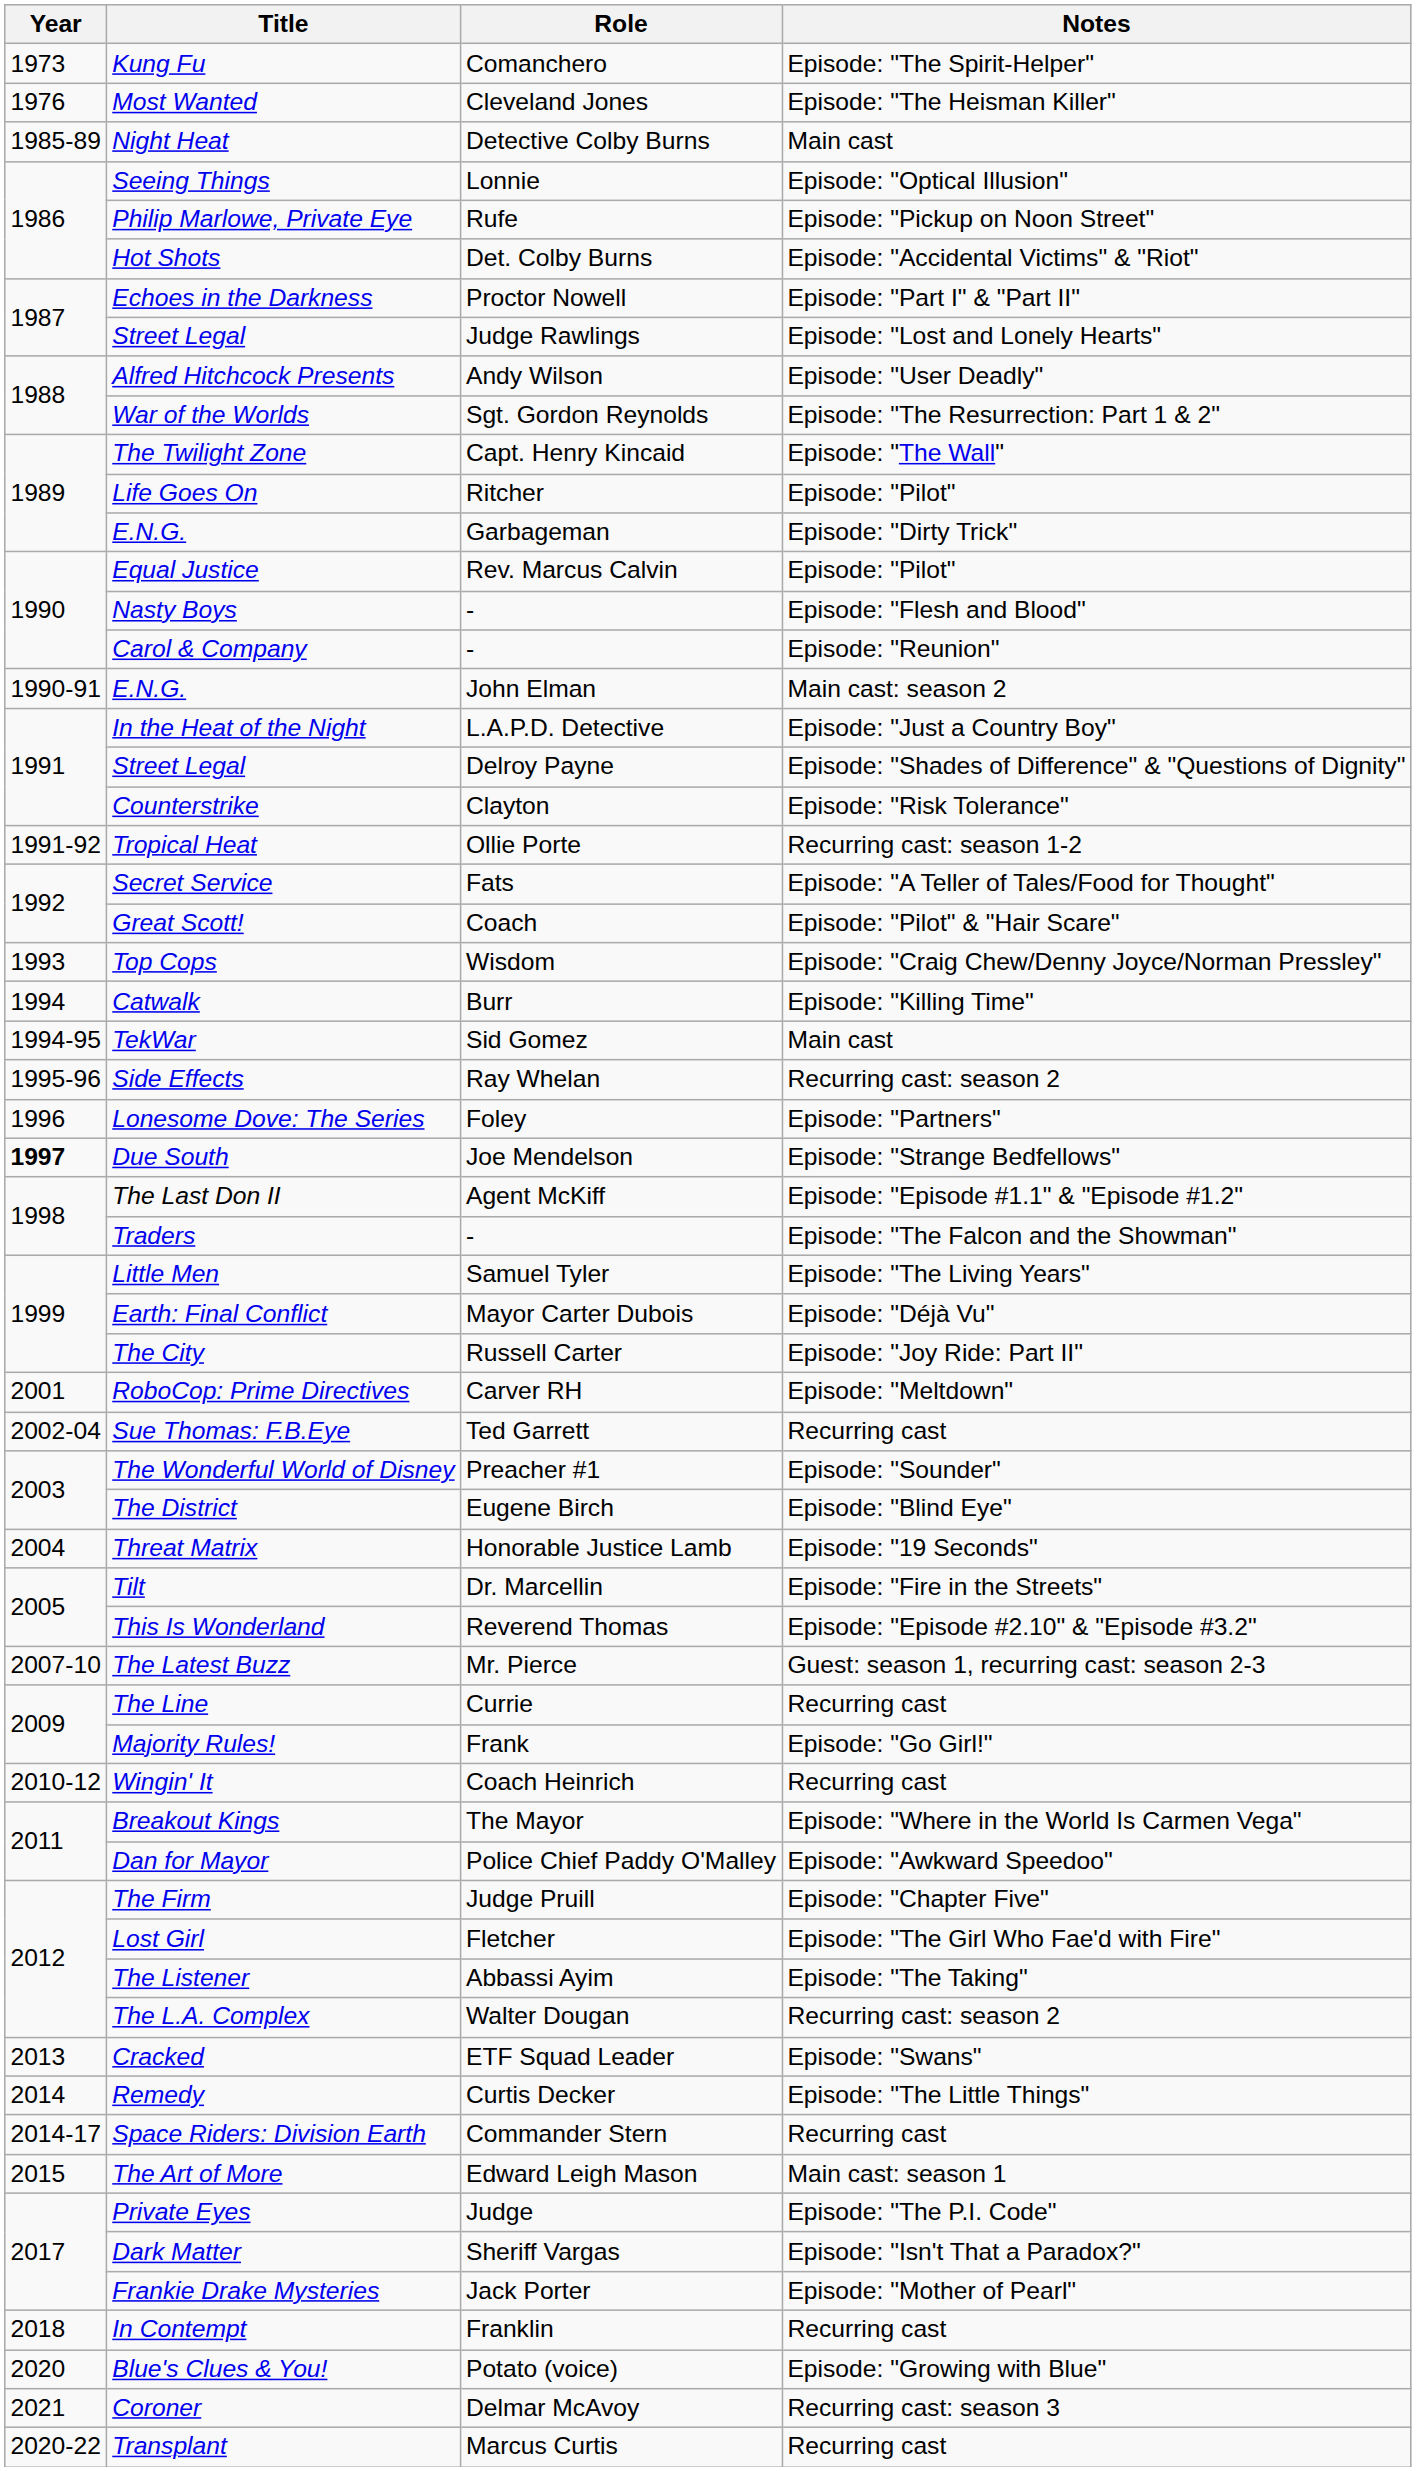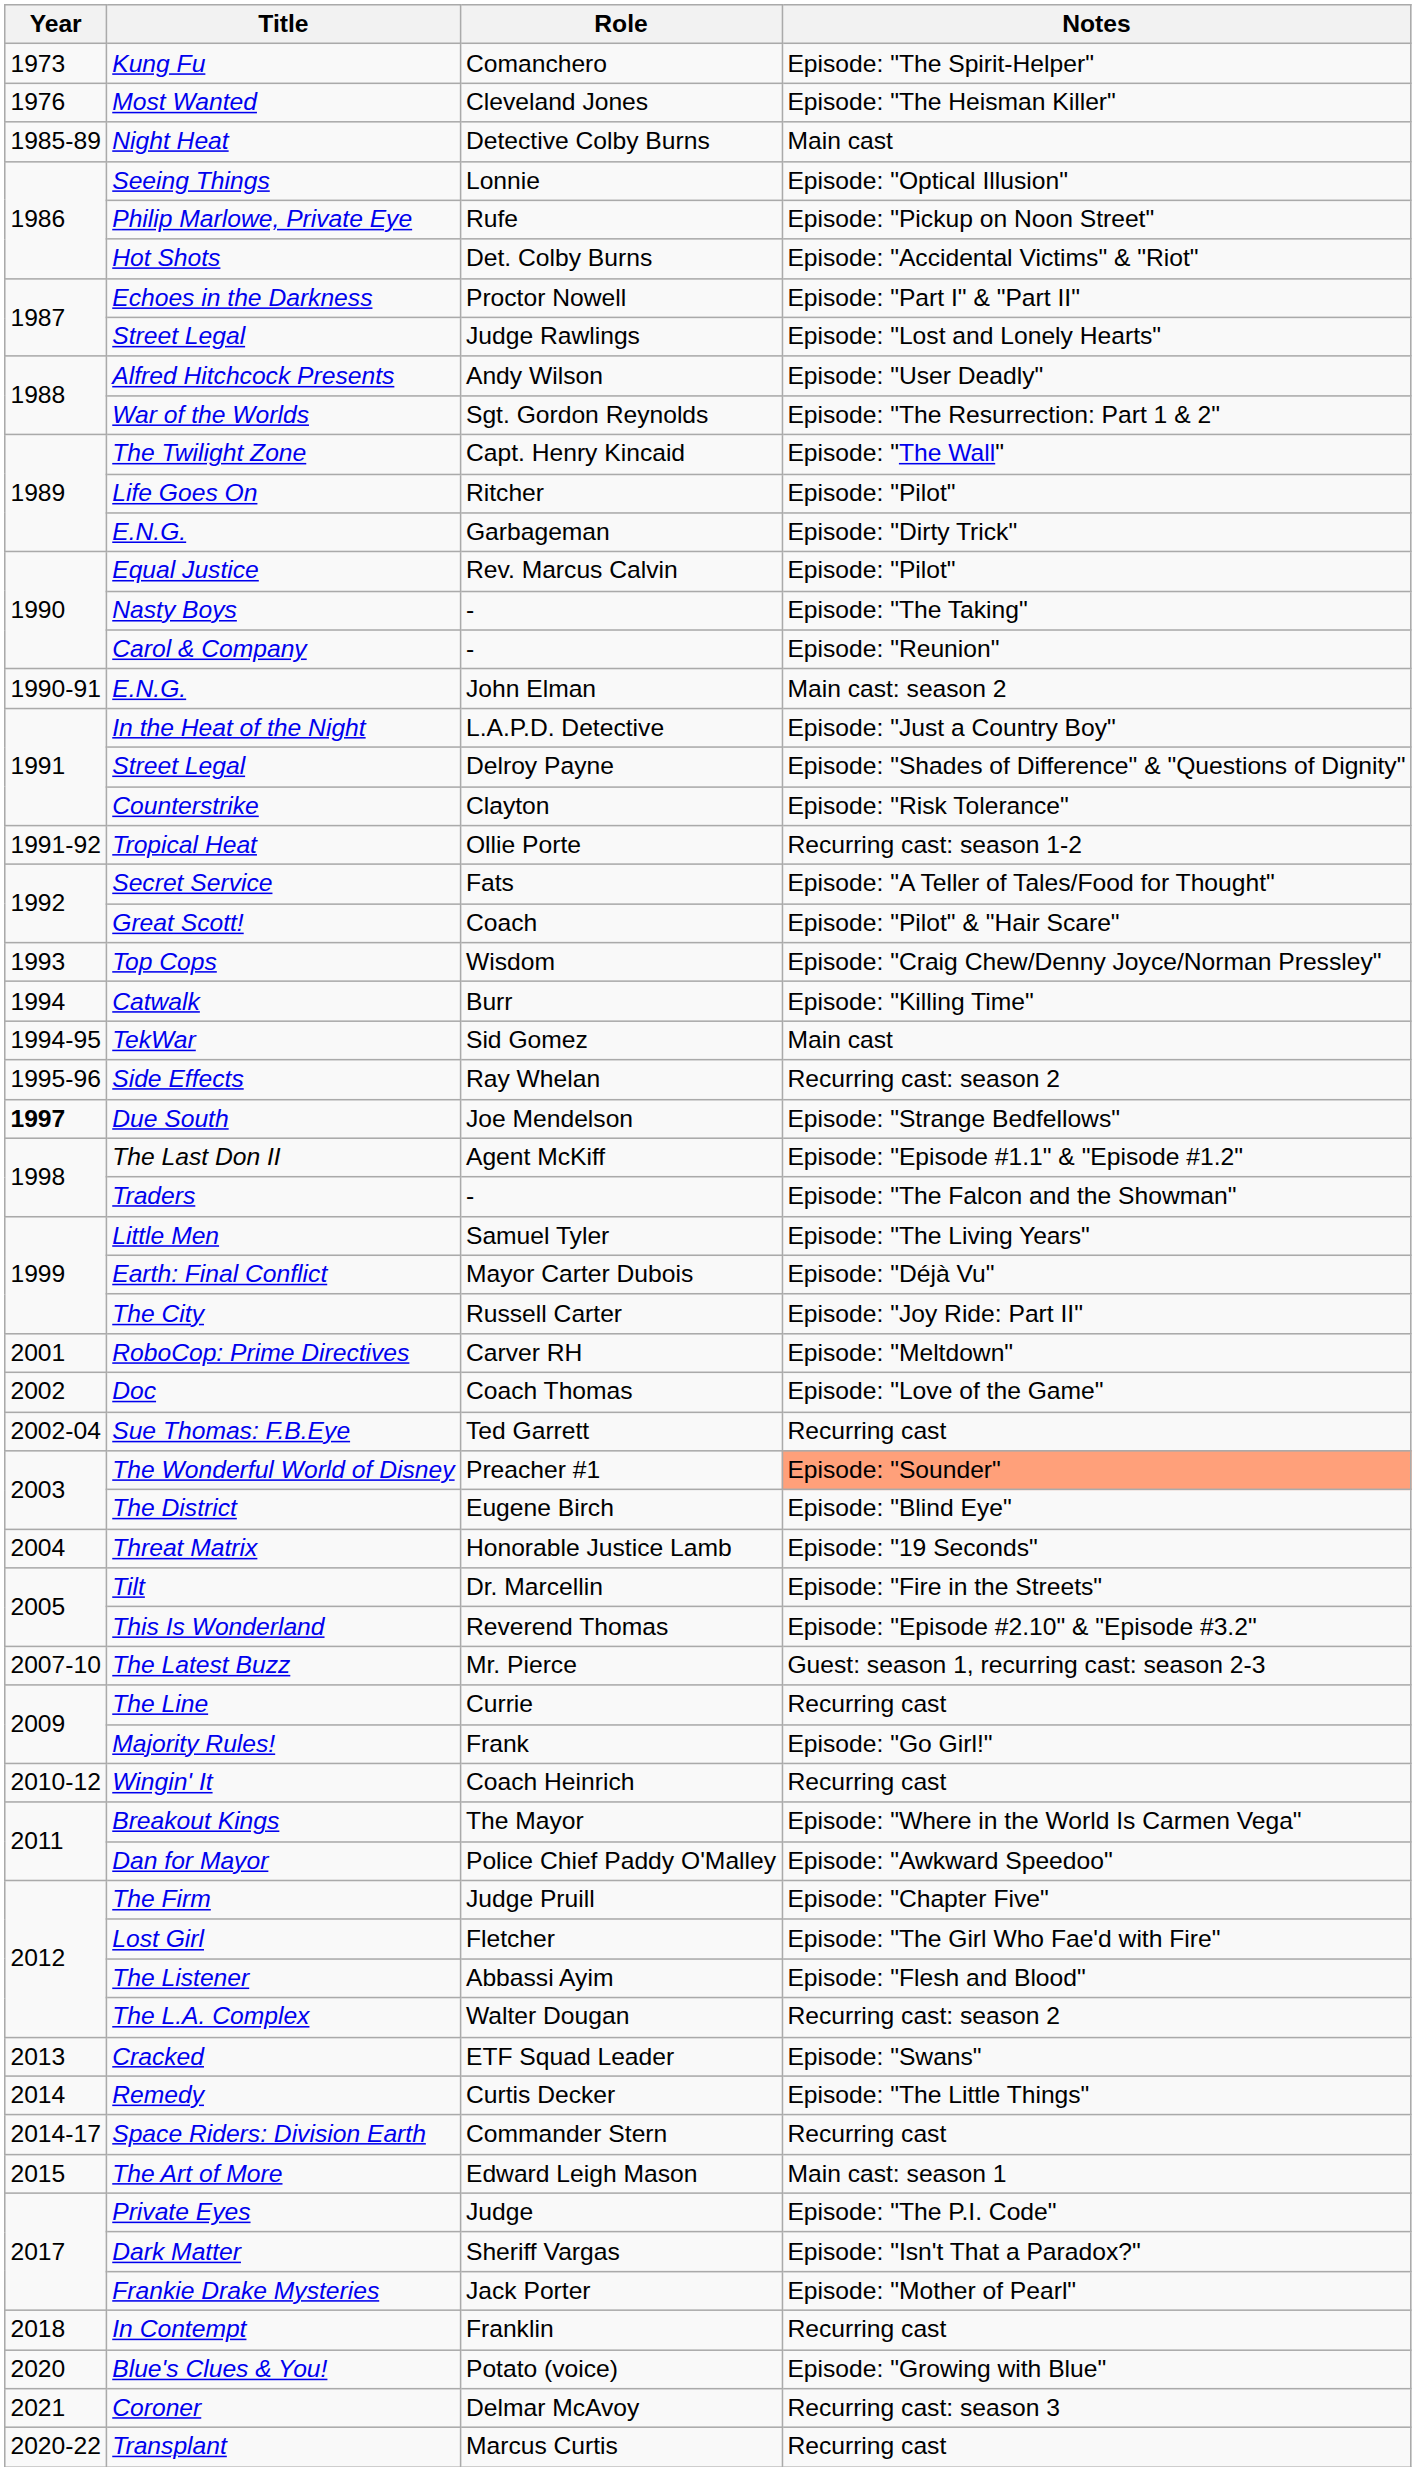(937, 610) Episode: "Flesh and Blood" -> (908, 610) Episode: "The Taking"
- row: (268, 1118)
+ row: (134, 1391)
(894, 1469) no background -> (894, 1469) lightsalmon background
(908, 1977) Episode: "The Taking" -> (937, 1977) Episode: "Flesh and Blood"
